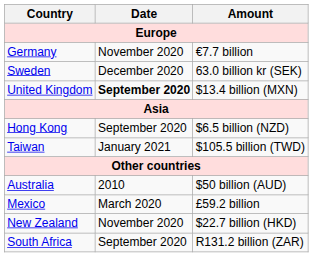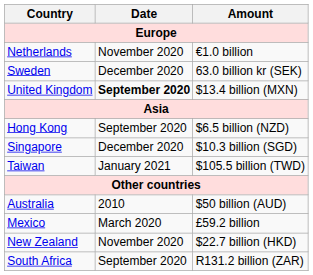- row: (32, 52)
+ row: (39, 52)
+ row: (34, 147)
